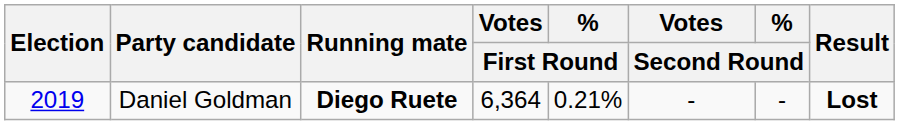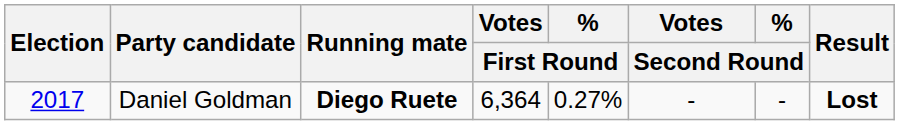(57, 100) 2019 -> (57, 100) 2017
(588, 100) 0.21% -> (588, 100) 0.27%
